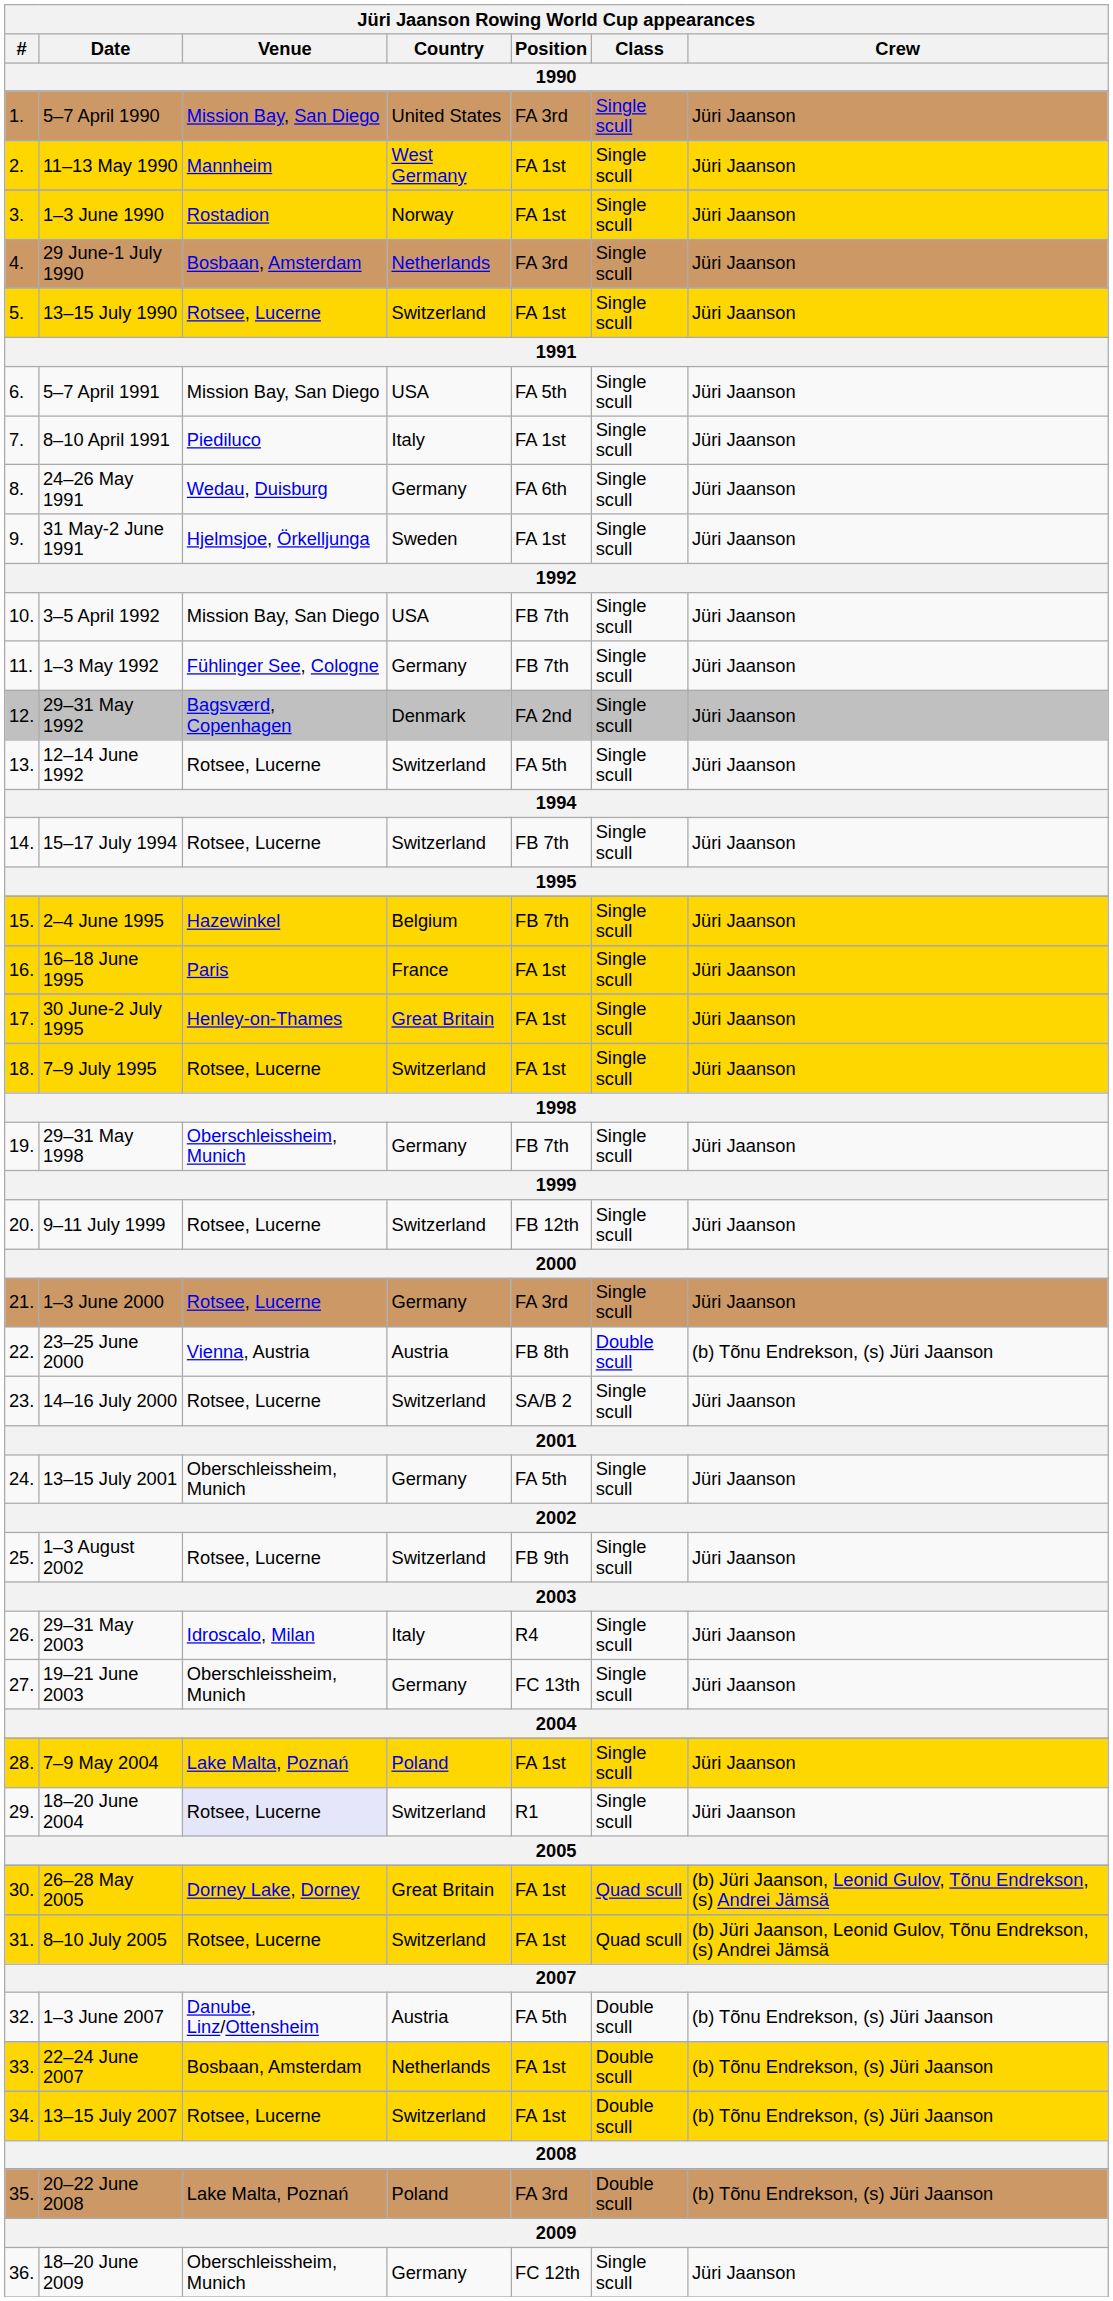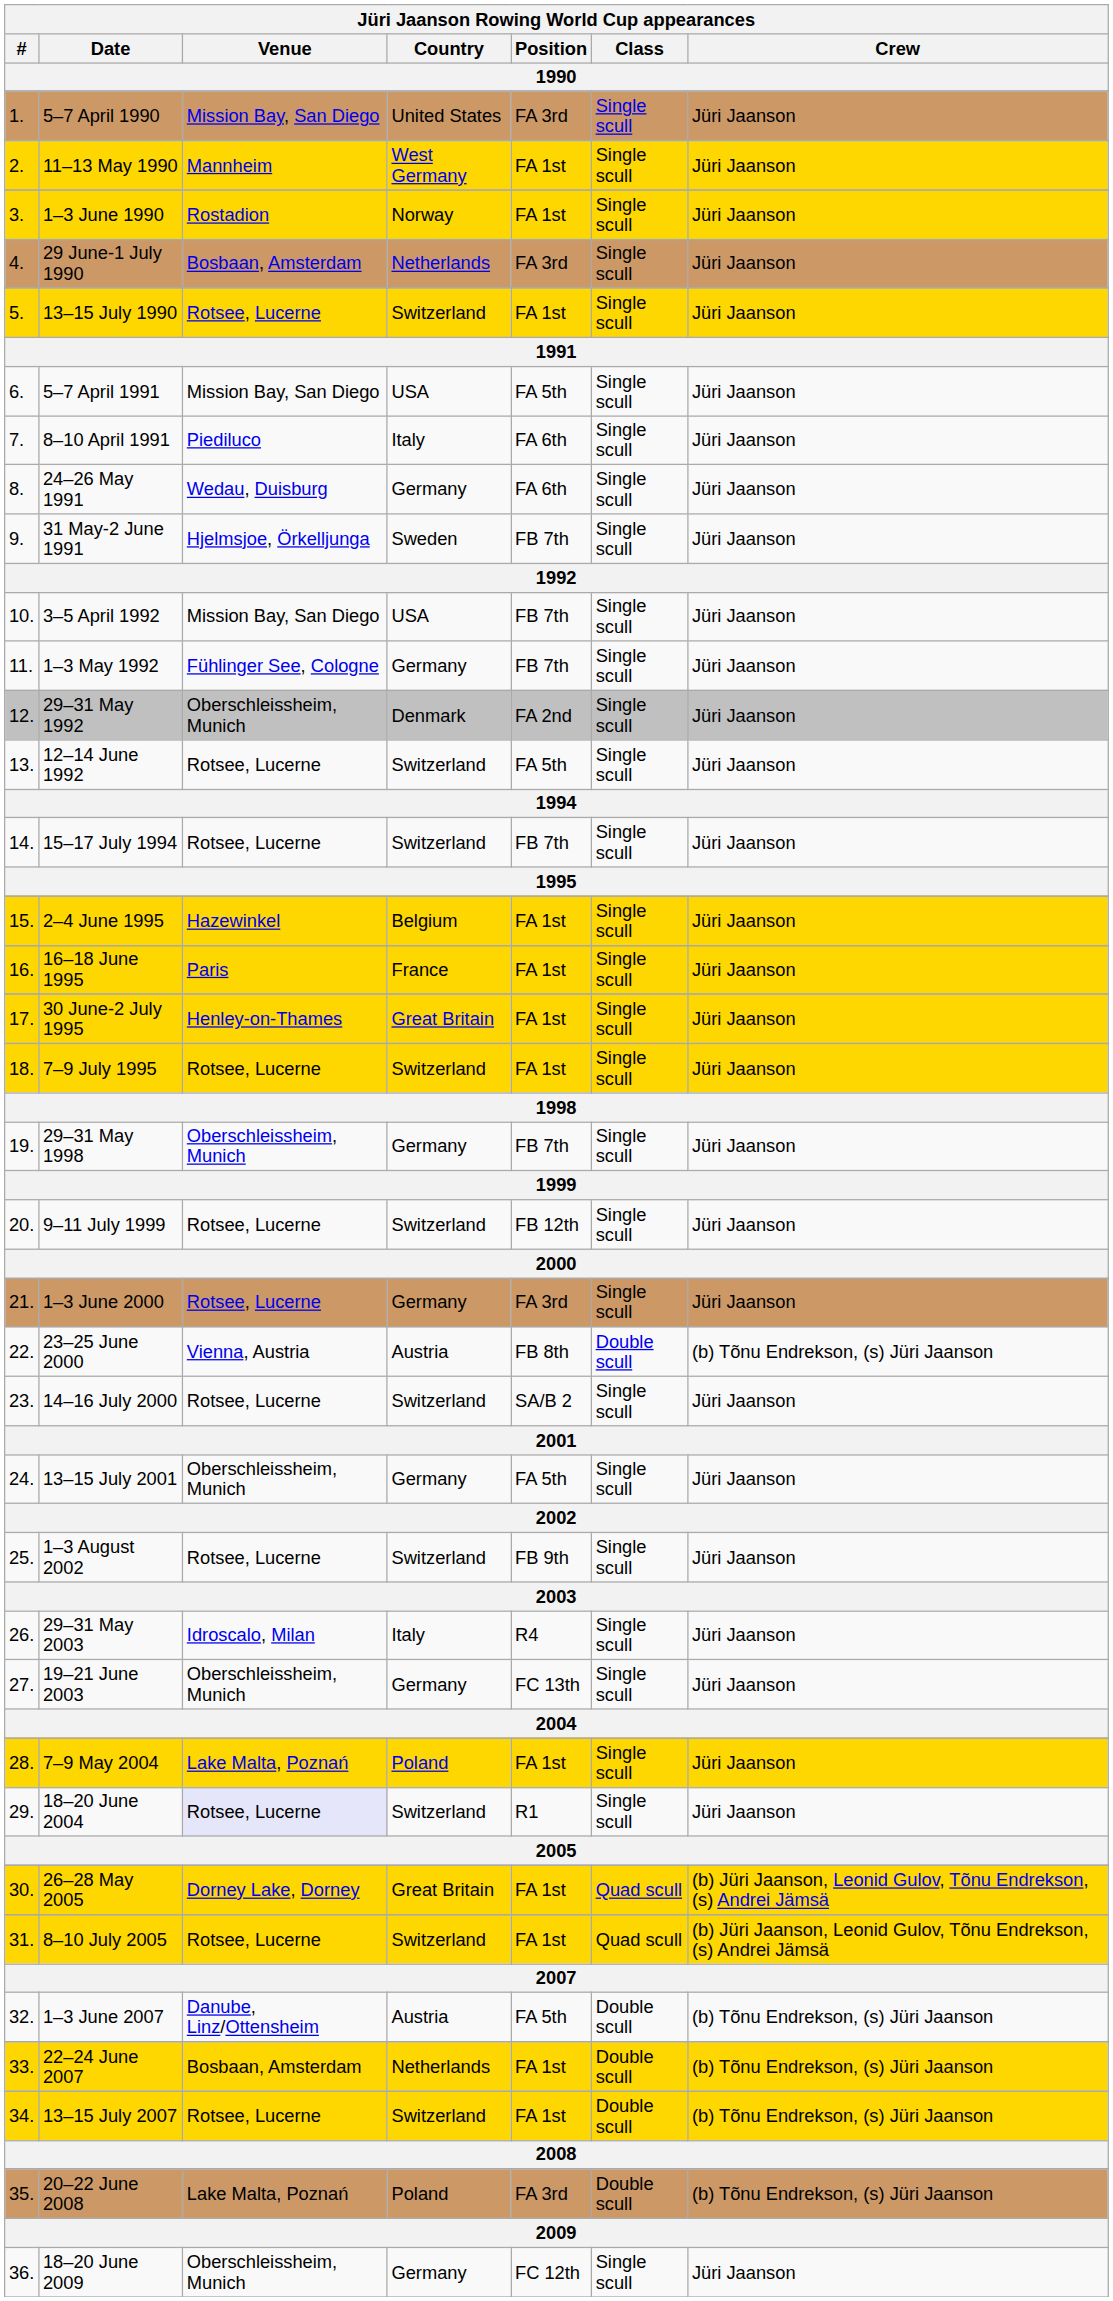(540, 440) FA 1st -> (541, 440) FA 6th
(540, 539) FA 1st -> (542, 539) FB 7th
(239, 715) Bagsværd, Copenhagen -> (262, 715) Oberschleissheim, Munich
(542, 921) FB 7th -> (540, 921) FA 1st
